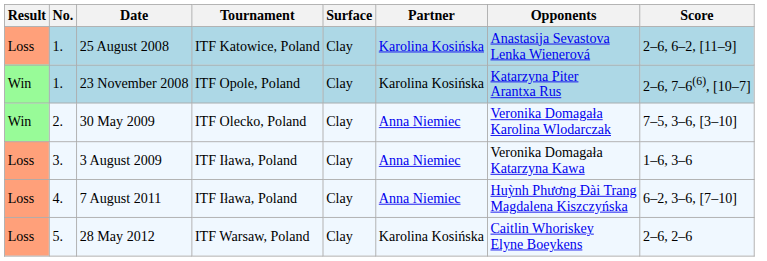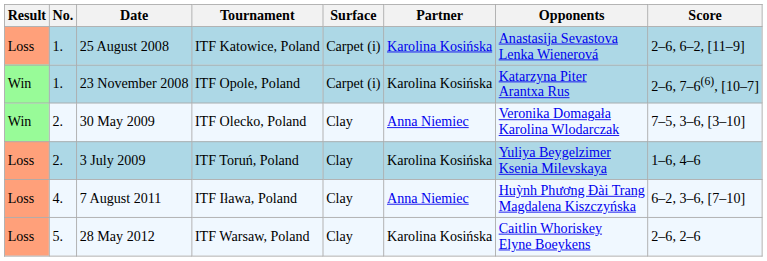(339, 45) Clay -> (353, 45) Carpet (i)
(339, 84) Clay -> (353, 84) Carpet (i)
+ row: (113, 160)
- row: (121, 160)
